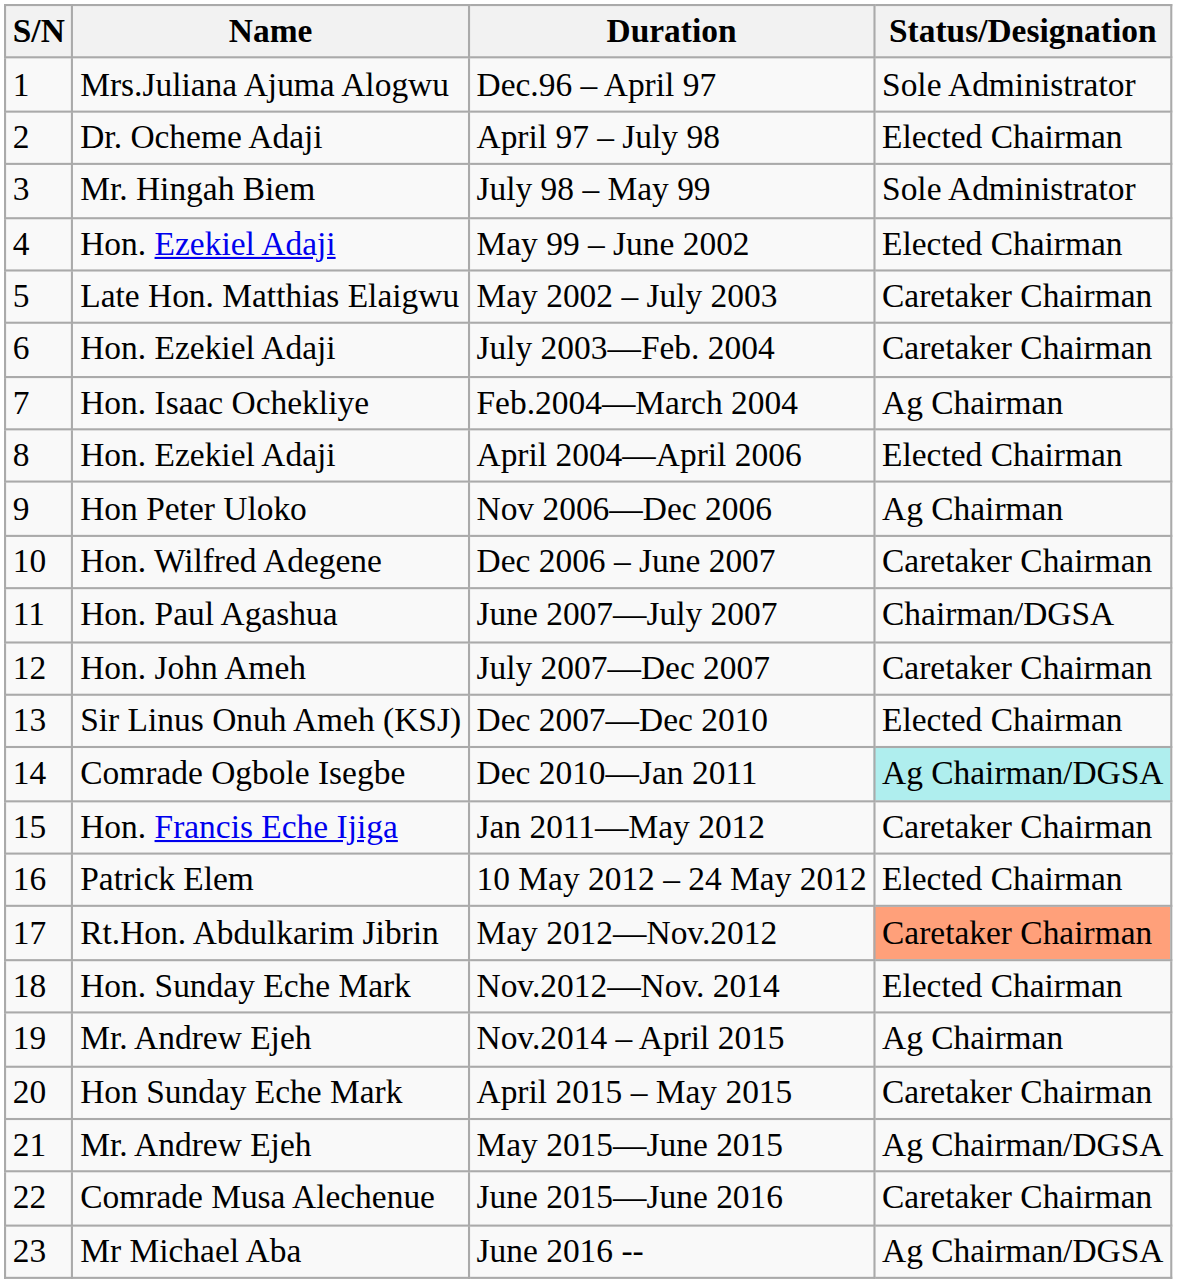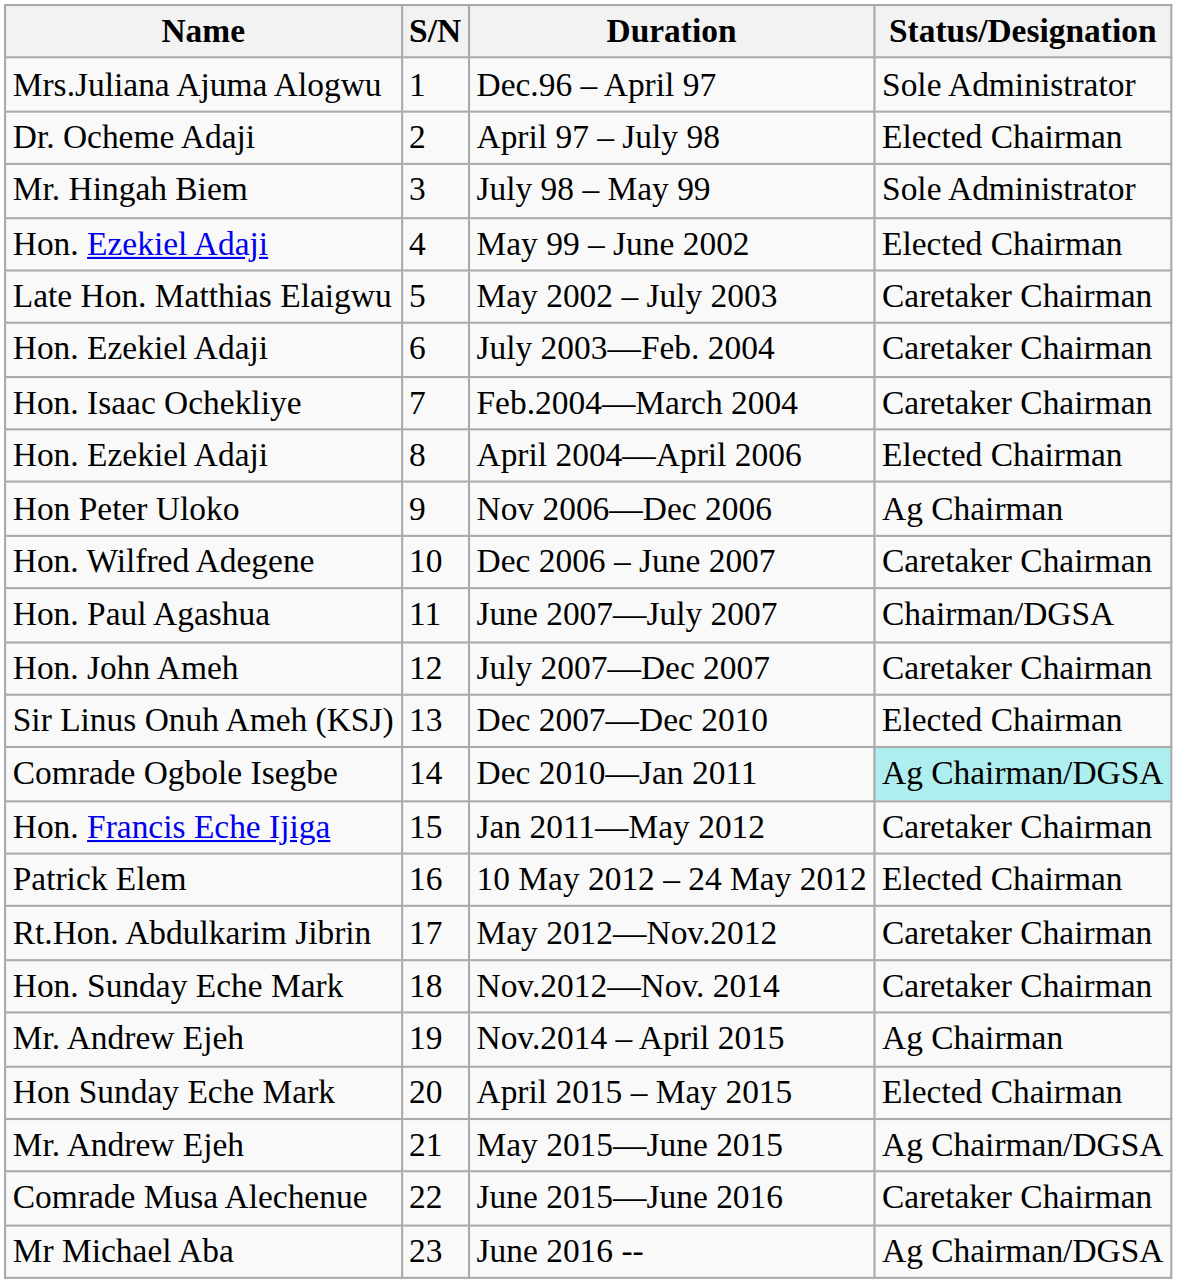columns swapped: (39, 31) <-> (271, 31)
(973, 402) Ag Chairman -> (1017, 402) Caretaker Chairman
(1017, 932) lightsalmon background -> (1017, 932) no background
(1002, 985) Elected Chairman -> (1017, 985) Caretaker Chairman
(1017, 1091) Caretaker Chairman -> (1002, 1091) Elected Chairman
